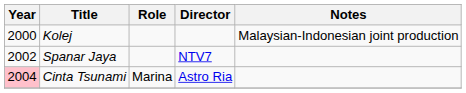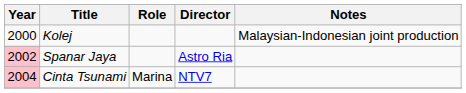(22, 56) no background -> (22, 56) pink background
(195, 56) NTV7 -> (205, 56) Astro Ria
(205, 77) Astro Ria -> (195, 77) NTV7
